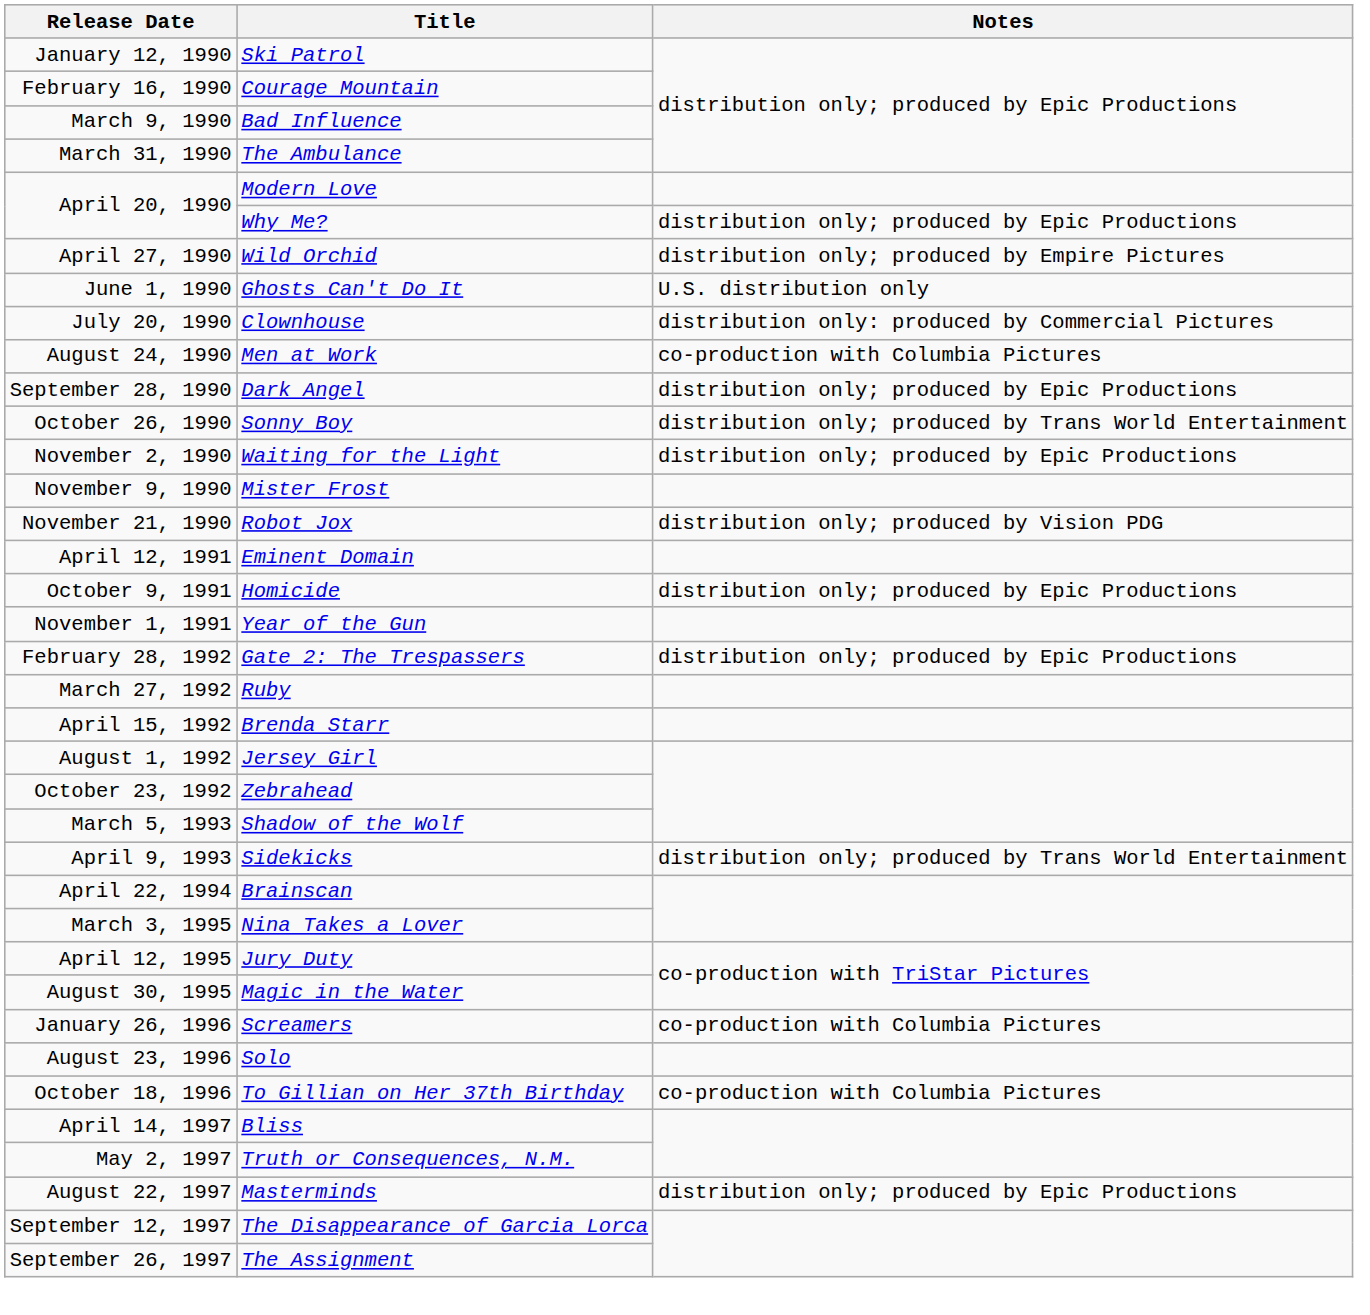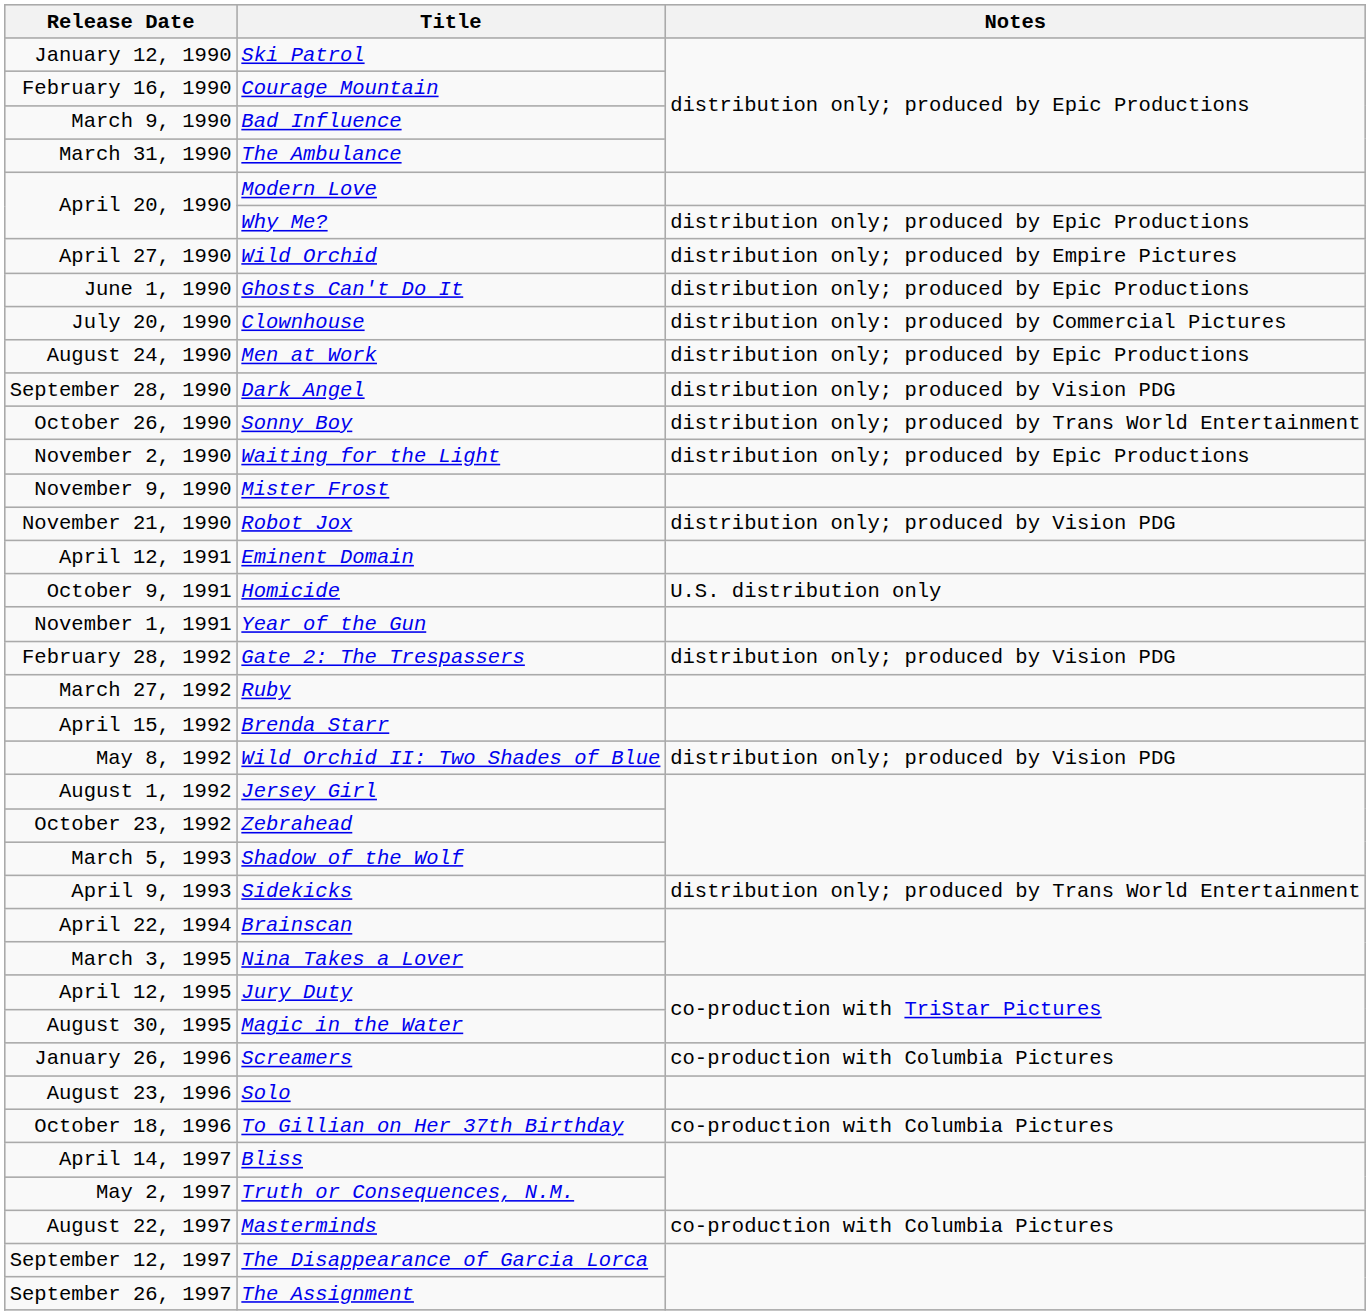(793, 289) U.S. distribution only -> (960, 289) distribution only; produced by Epic Productions
(880, 356) co-production with Columbia Pictures -> (960, 356) distribution only; produced by Epic Productions
(948, 390) distribution only; produced by Epic Productions -> (923, 390) distribution only; produced by Vision PDG
(948, 591) distribution only; produced by Epic Productions -> (806, 591) U.S. distribution only
(948, 658) distribution only; produced by Epic Productions -> (923, 658) distribution only; produced by Vision PDG
+ row: (451, 758)
(948, 1193) distribution only; produced by Epic Productions -> (892, 1227) co-production with Columbia Pictures
